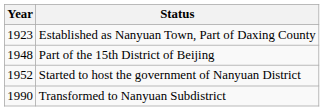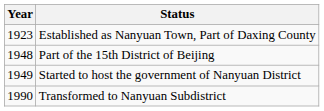(20, 75) 1952 -> (20, 75) 1949
